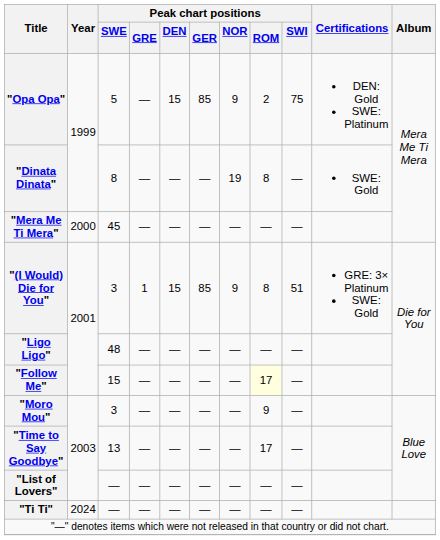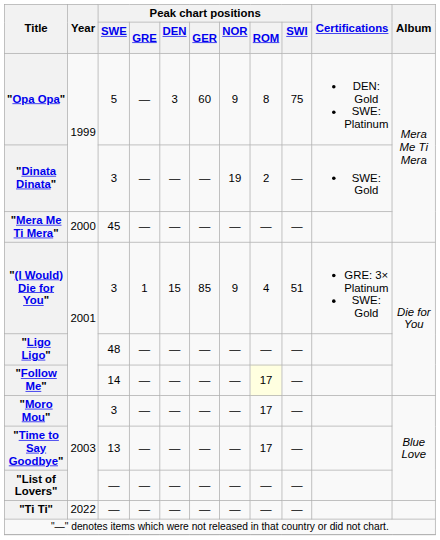(175, 99) 15 -> (175, 99) 3
(205, 99) 85 -> (205, 99) 60
(266, 99) 2 -> (266, 99) 8
(114, 178) 8 -> (114, 178) 3
(266, 178) 8 -> (266, 178) 2
(266, 288) 8 -> (266, 288) 4
(114, 380) 15 -> (114, 380) 14
(266, 411) 9 -> (266, 411) 17
(83, 509) 2024 -> (83, 509) 2022
